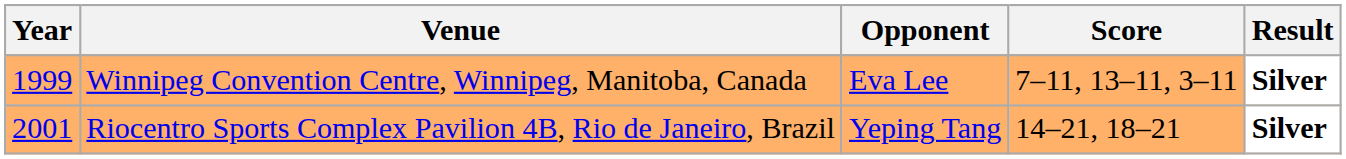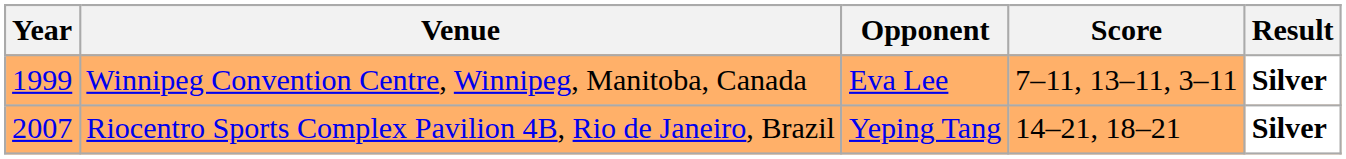(42, 128) 2001 -> (42, 128) 2007
